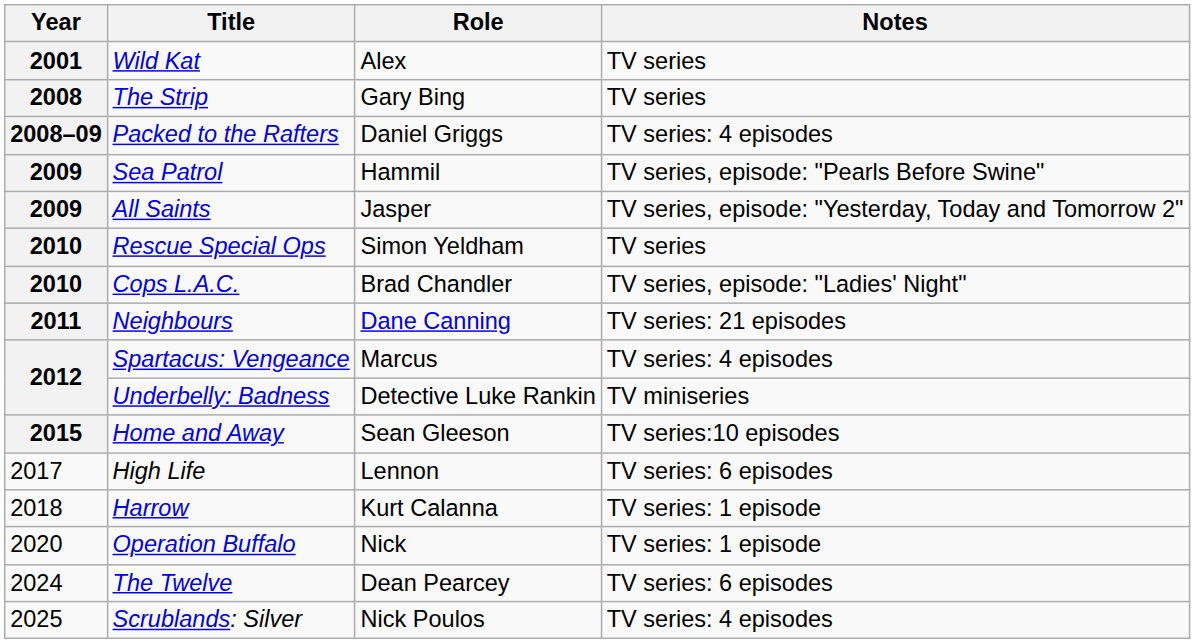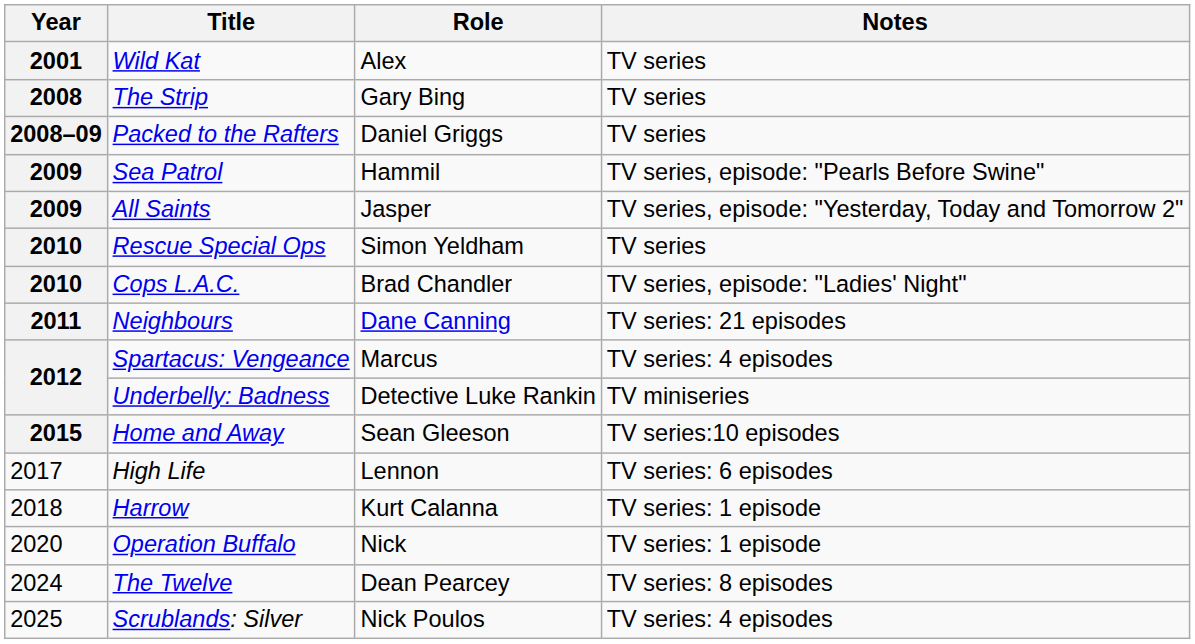(720, 135) TV series: 4 episodes -> (656, 135) TV series
(720, 582) TV series: 6 episodes -> (720, 582) TV series: 8 episodes
